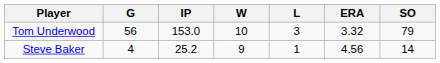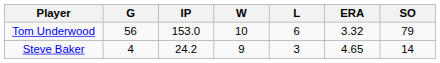(297, 31) 3 -> (297, 31) 6
(186, 49) 25.2 -> (186, 49) 24.2
(297, 49) 1 -> (297, 49) 3
(352, 49) 4.56 -> (352, 49) 4.65
